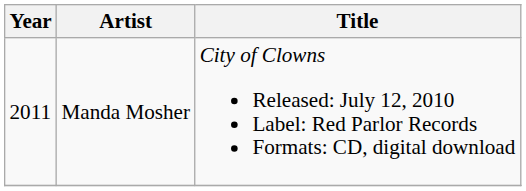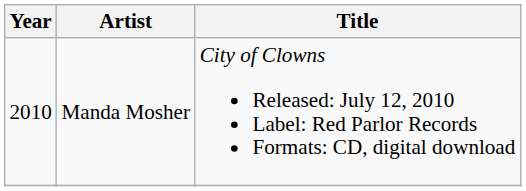(30, 111) 2011 -> (31, 111) 2010
